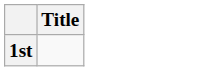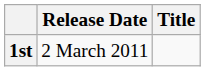+ column: (95, 19)
